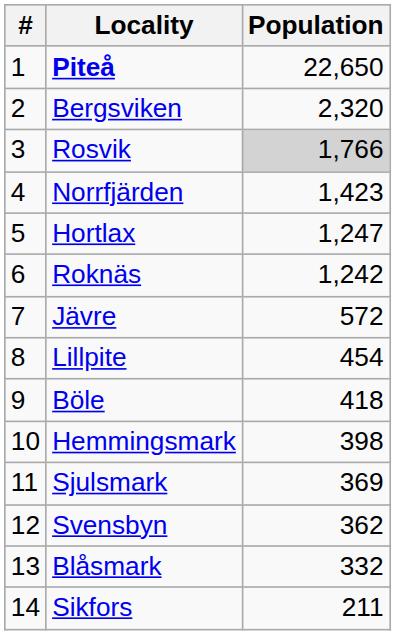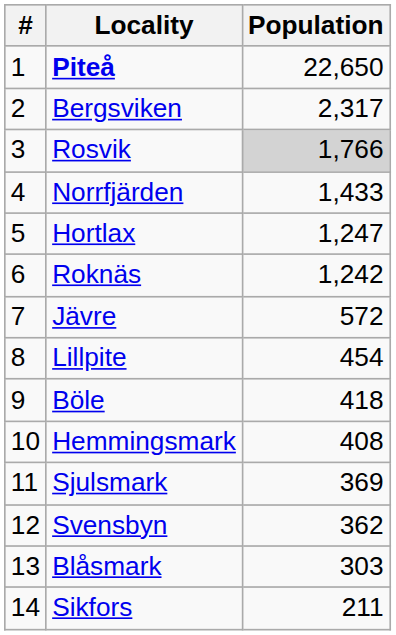(351, 108) 2,320 -> (351, 108) 2,317
(351, 191) 1,423 -> (351, 191) 1,433
(362, 441) 398 -> (362, 441) 408
(362, 566) 332 -> (362, 566) 303
